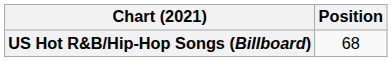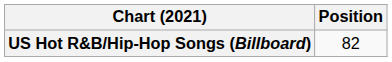(351, 43) 68 -> (351, 43) 82
